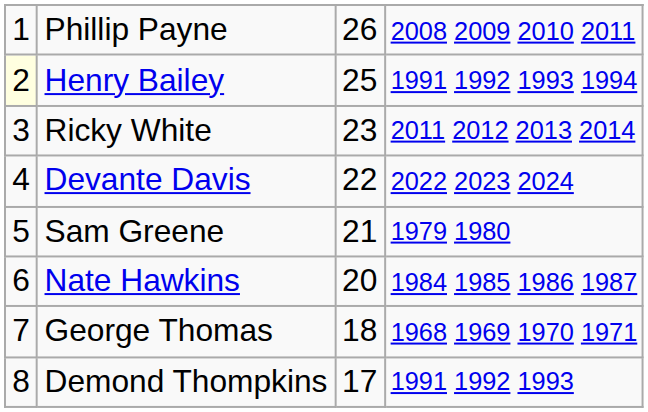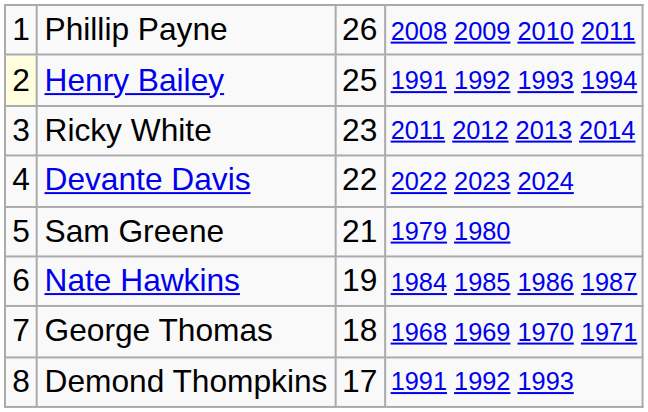(360, 280) 20 -> (360, 280) 19
